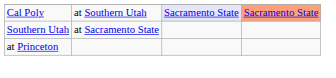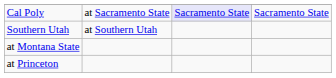(110, 13) at Southern Utah -> (127, 13) at Sacramento State
(281, 13) lightsalmon background -> (291, 13) no background
(117, 30) at Sacramento State -> (121, 30) at Southern Utah
+ row: (43, 47)
